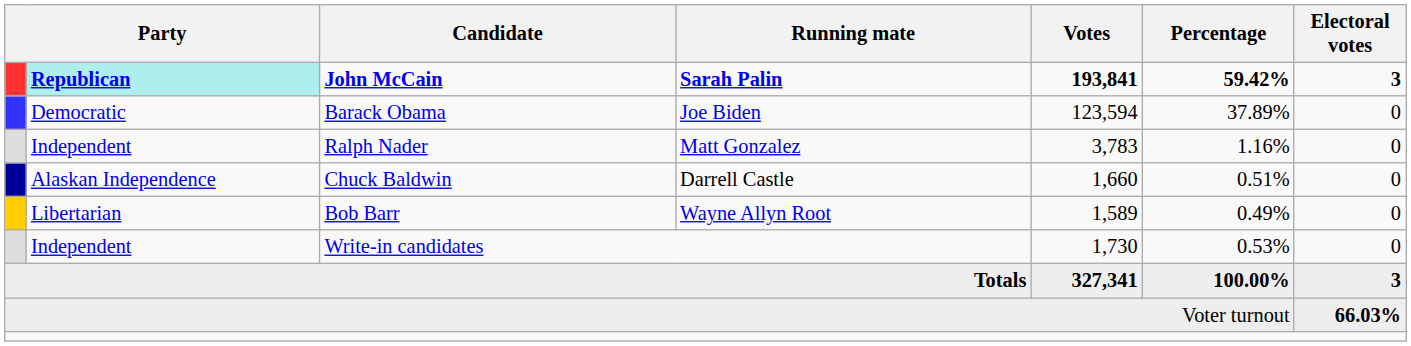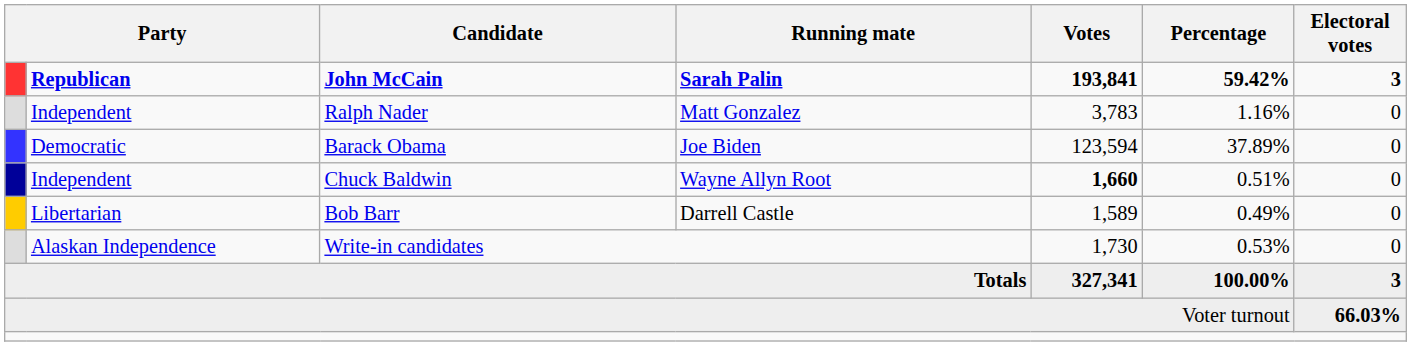(81, 79) paleturquoise background -> (81, 79) no background
rows swapped: (385, 112) <-> (376, 146)
(123, 179) Alaskan Independence -> (81, 179) Independent
(737, 179) Darrell Castle -> (756, 179) Wayne Allyn Root
(1115, 179) normal -> (1115, 179) bold
(756, 213) Wayne Allyn Root -> (737, 213) Darrell Castle
(81, 247) Independent -> (123, 247) Alaskan Independence
